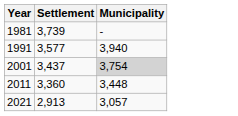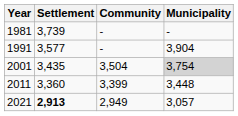+ column: (130, 13)
(113, 48) 3,940 -> (180, 48) 3,904
(51, 66) 3,437 -> (51, 66) 3,435
(51, 102) normal -> (51, 102) bold
